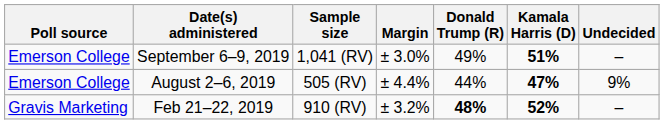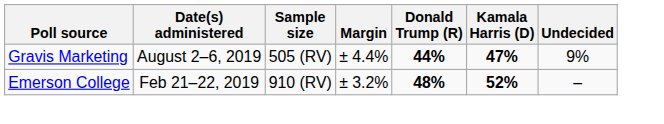- row: (213, 57)
(69, 82) Emerson College -> (68, 57) Gravis Marketing
(470, 82) normal -> (429, 57) bold
(68, 107) Gravis Marketing -> (69, 82) Emerson College
